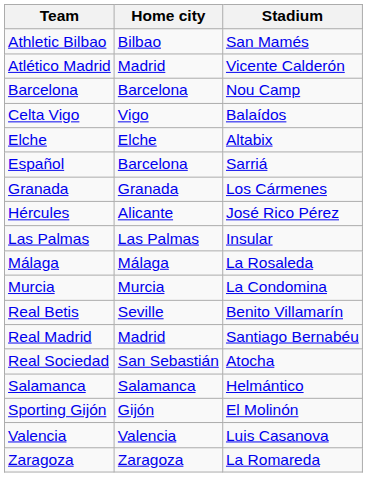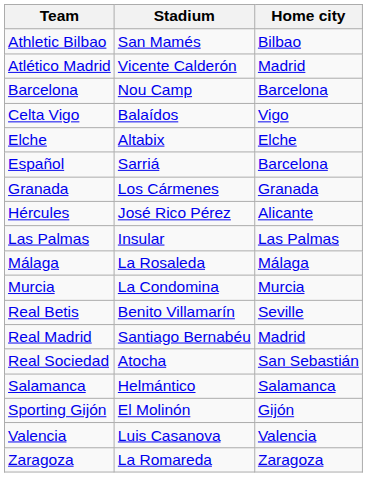columns swapped: (168, 16) <-> (292, 16)
